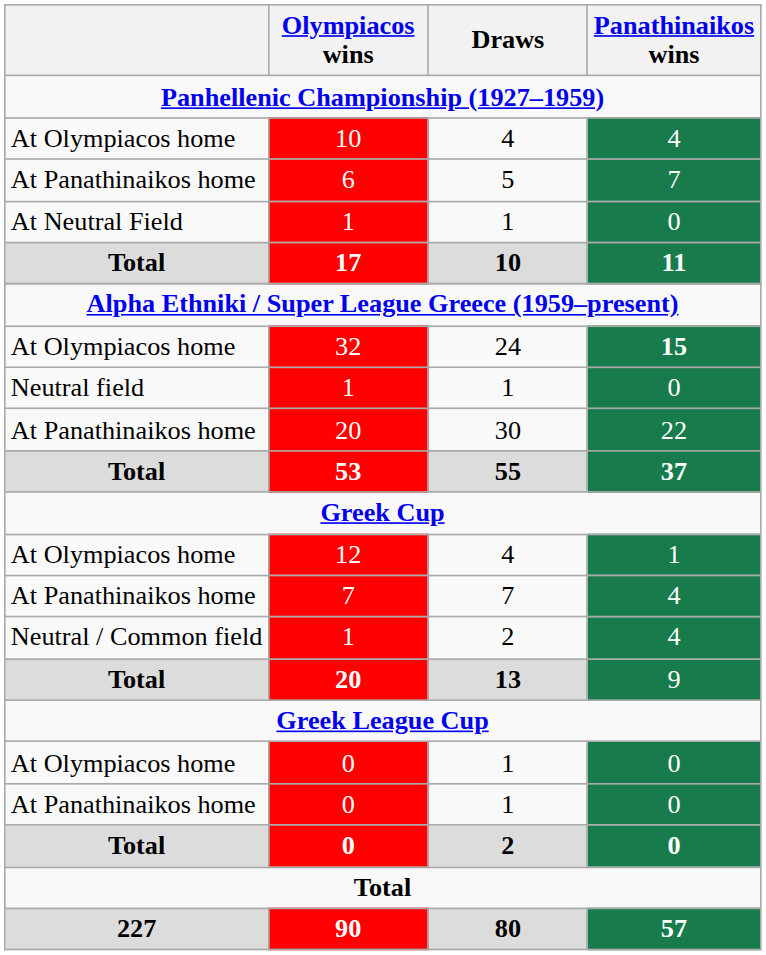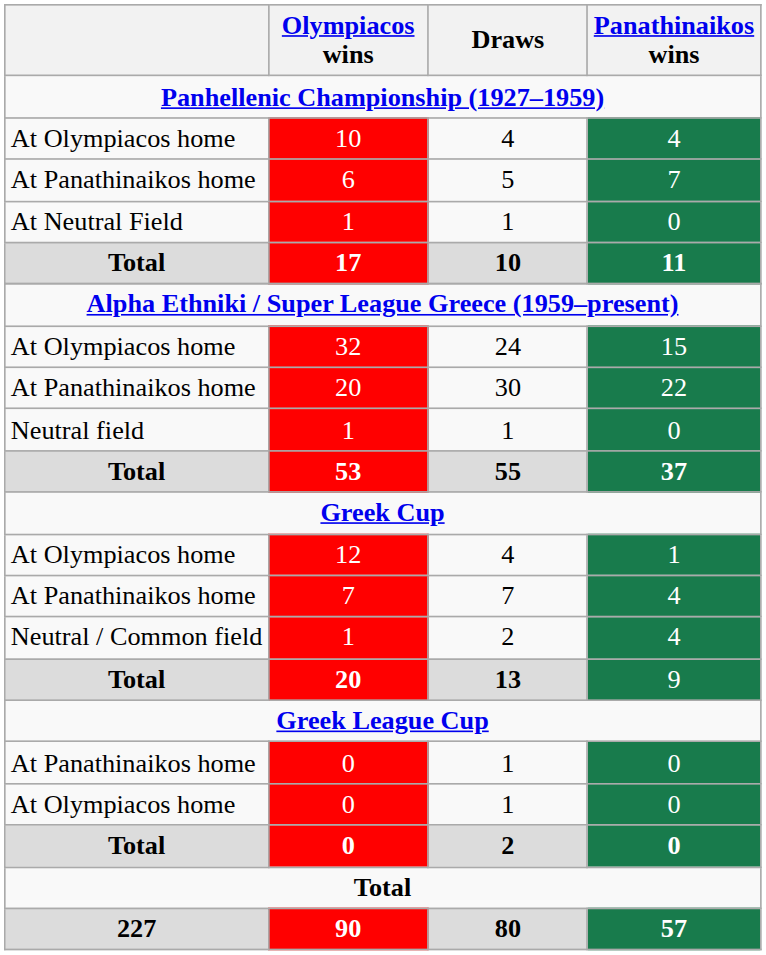(674, 346) bold -> (674, 346) normal
rows swapped: (133, 429) <-> (78, 387)
rows swapped: (123, 762) <-> (133, 803)
